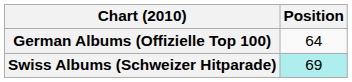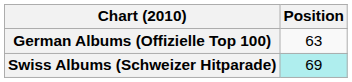(314, 41) 64 -> (314, 41) 63
